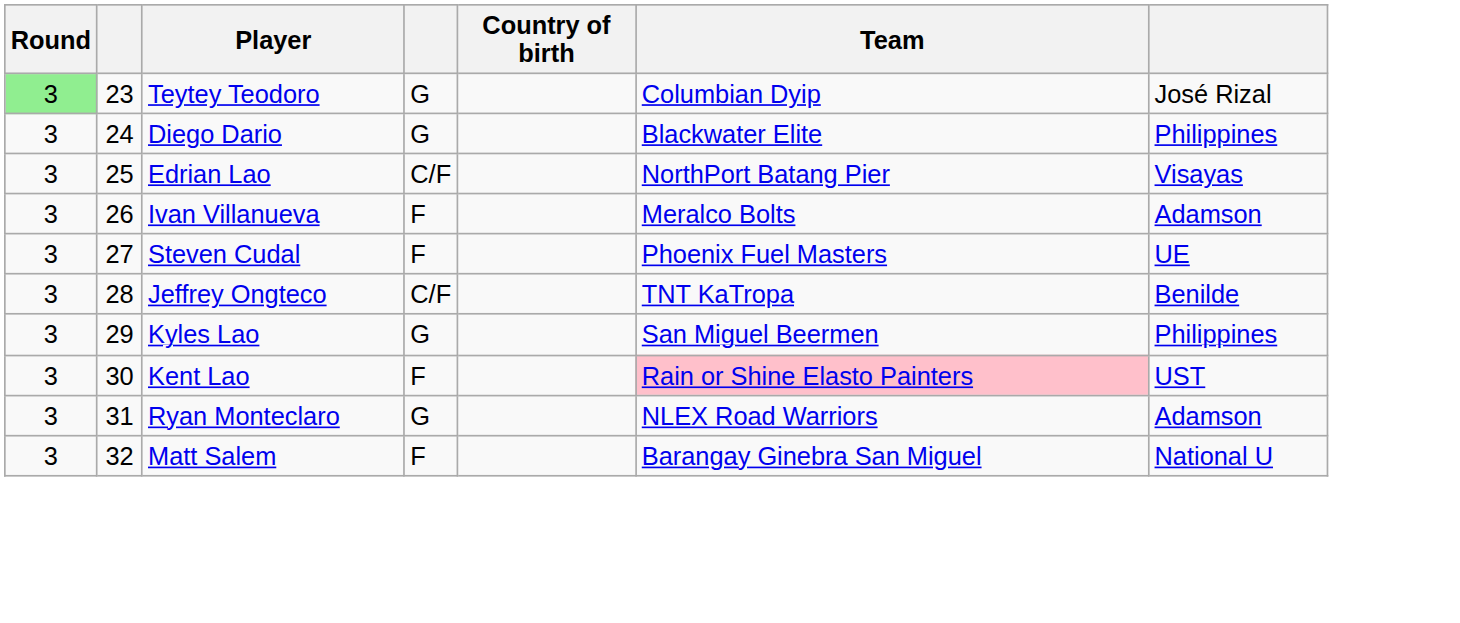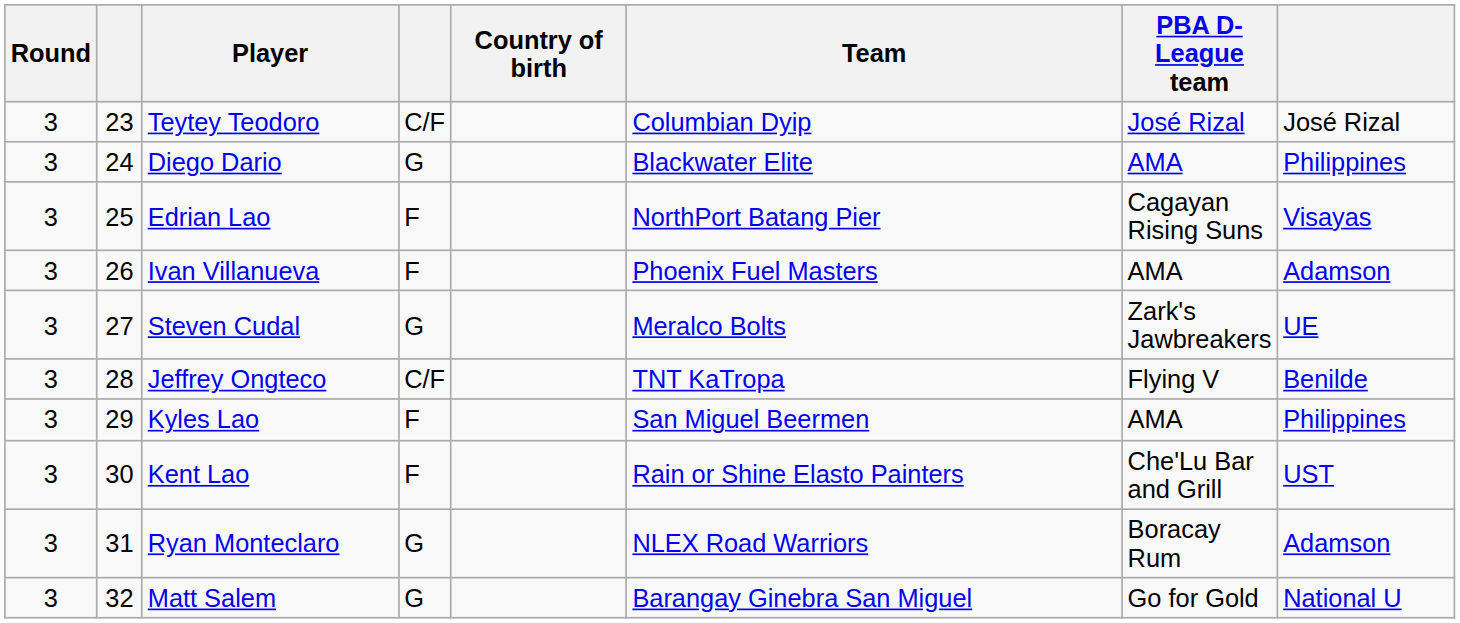+ column: (1199, 54)
(51, 94) lightgreen background -> (51, 122) no background
(420, 94) G -> (425, 122) C/F
(431, 174) C/F -> (412, 217) F
(719, 214) Meralco Bolts -> (755, 271) Phoenix Fuel Masters
(418, 254) F -> (414, 325) G
(764, 254) Phoenix Fuel Masters -> (709, 325) Meralco Bolts
(420, 335) G -> (412, 420) F
(807, 375) pink background -> (798, 474) no background
(418, 455) F -> (414, 597) G
